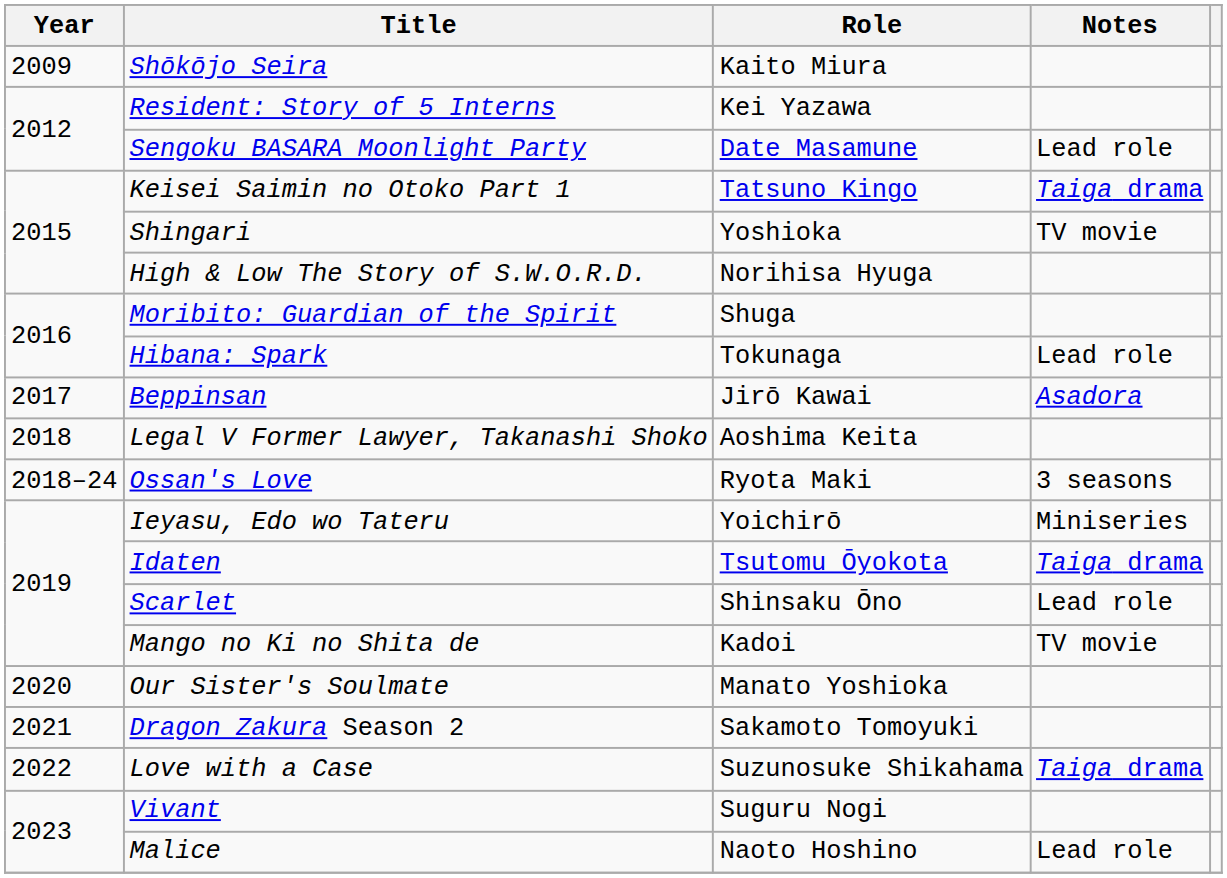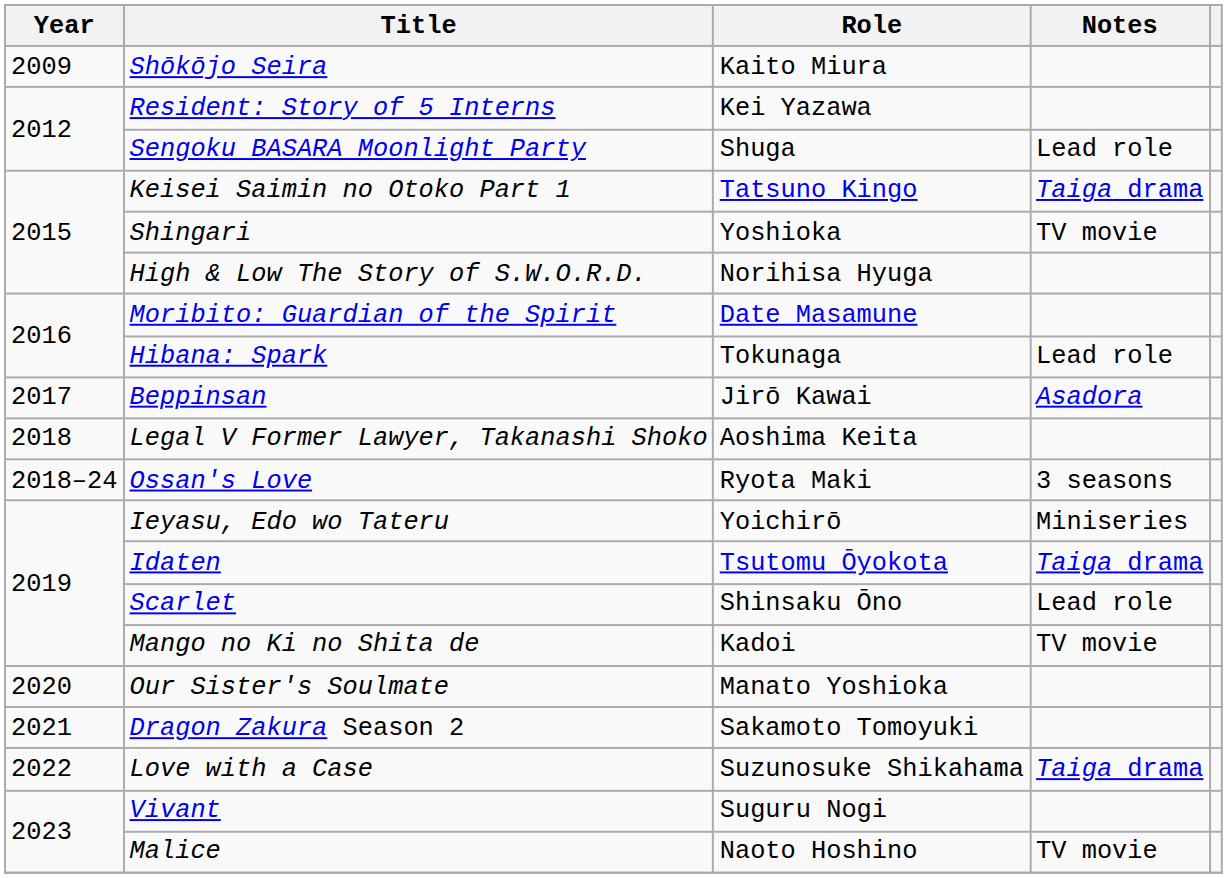(819, 150) Date Masamune -> (758, 150) Shuga
(758, 315) Shuga -> (819, 315) Date Masamune
(1105, 852) Lead role -> (1097, 852) TV movie
